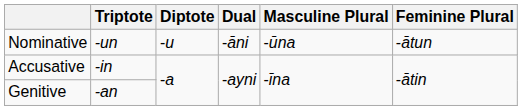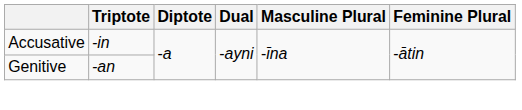- row: (48, 42)
